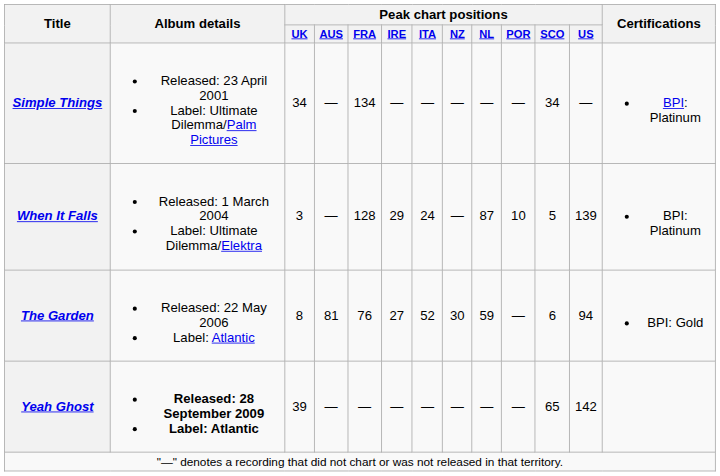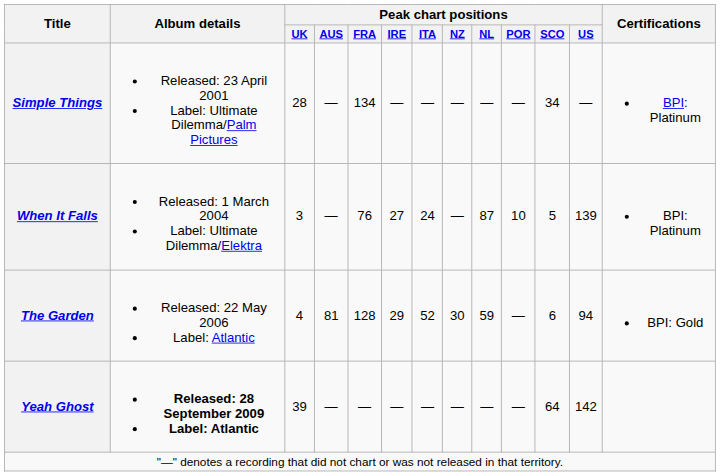(299, 103) 34 -> (299, 103) 28
(365, 216) 128 -> (365, 216) 76
(397, 216) 29 -> (397, 216) 27
(299, 315) 8 -> (299, 315) 4
(365, 315) 76 -> (365, 315) 128
(397, 315) 27 -> (397, 315) 29
(552, 406) 65 -> (552, 406) 64
